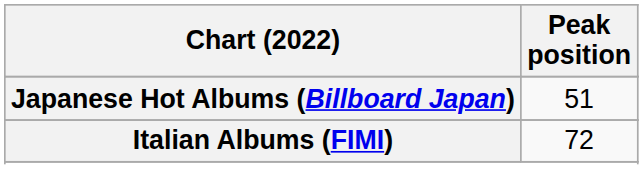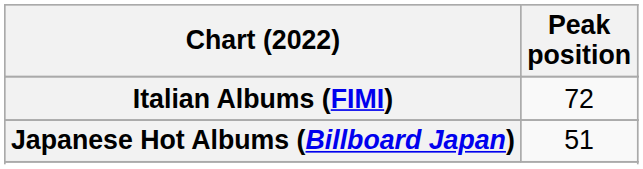rows swapped: (263, 140) <-> (263, 98)
